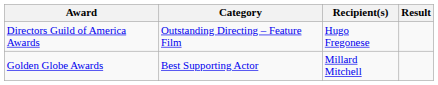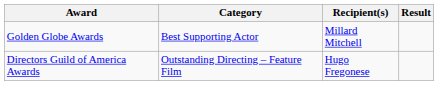rows swapped: (55, 65) <-> (67, 36)
